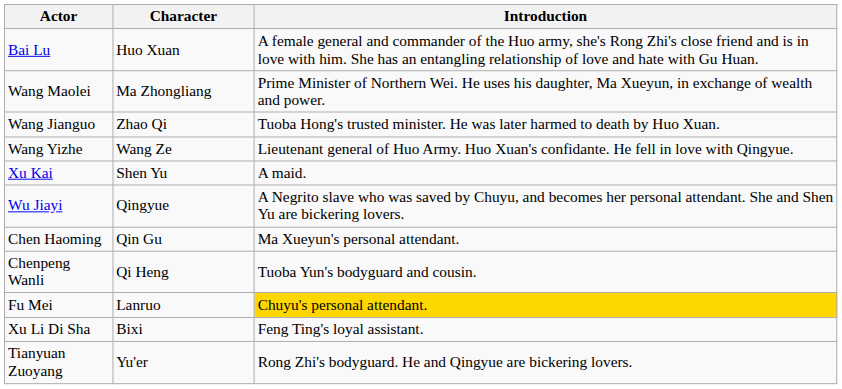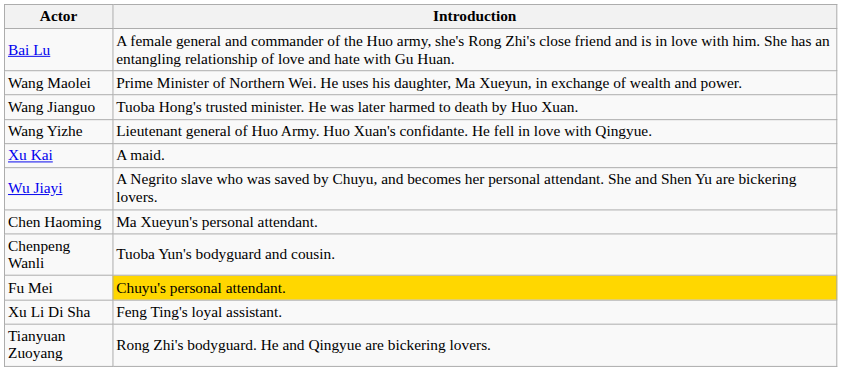- column: (183, 16)
